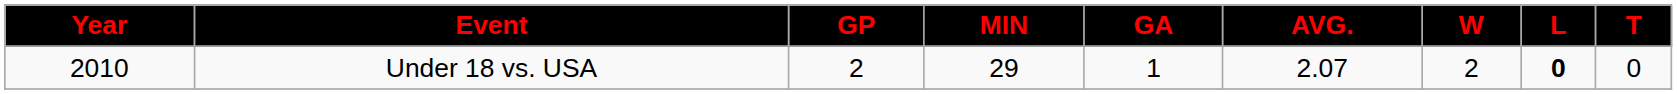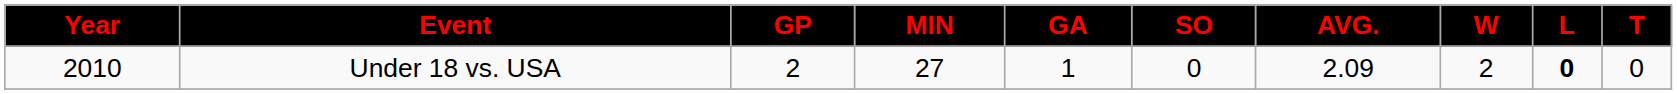+ column: (1194, 25)
(1004, 67) 29 -> (930, 67) 27
(1322, 67) 2.07 -> (1348, 67) 2.09
